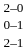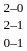rows swapped: (13, 25) <-> (13, 42)
